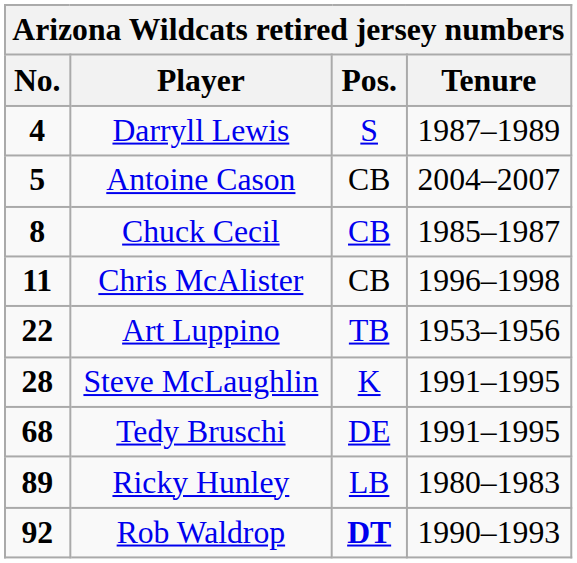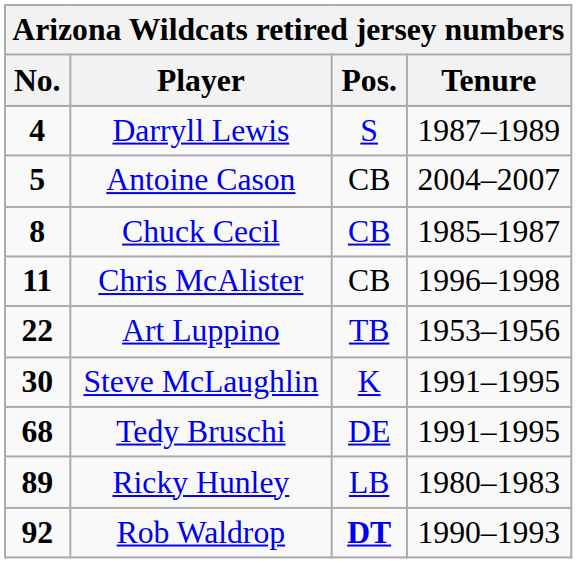(37, 381) 28 -> (37, 381) 30
